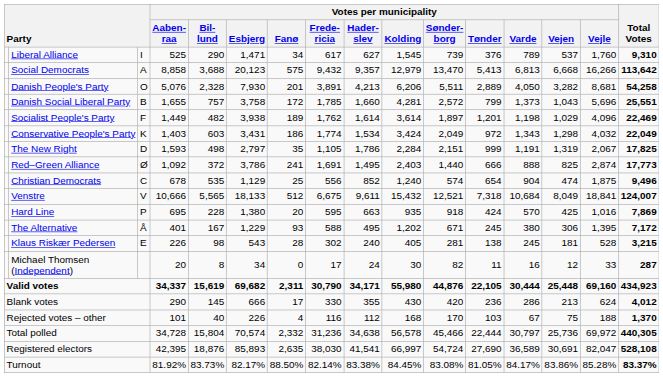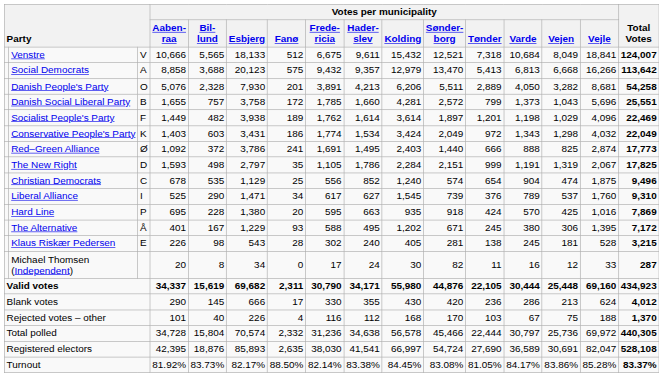rows swapped: (28, 196) <-> (45, 54)
rows swapped: (44, 149) <-> (55, 165)
